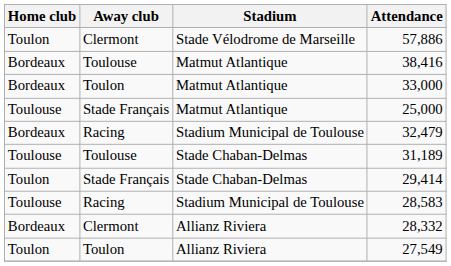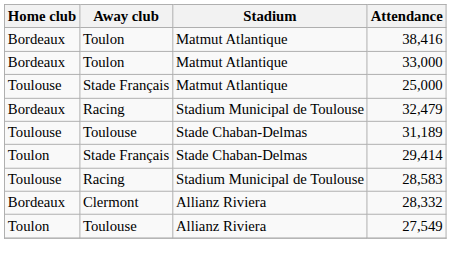- row: (422, 39)
(110, 62) Toulouse -> (104, 39) Toulon
(104, 249) Toulon -> (110, 226) Toulouse
